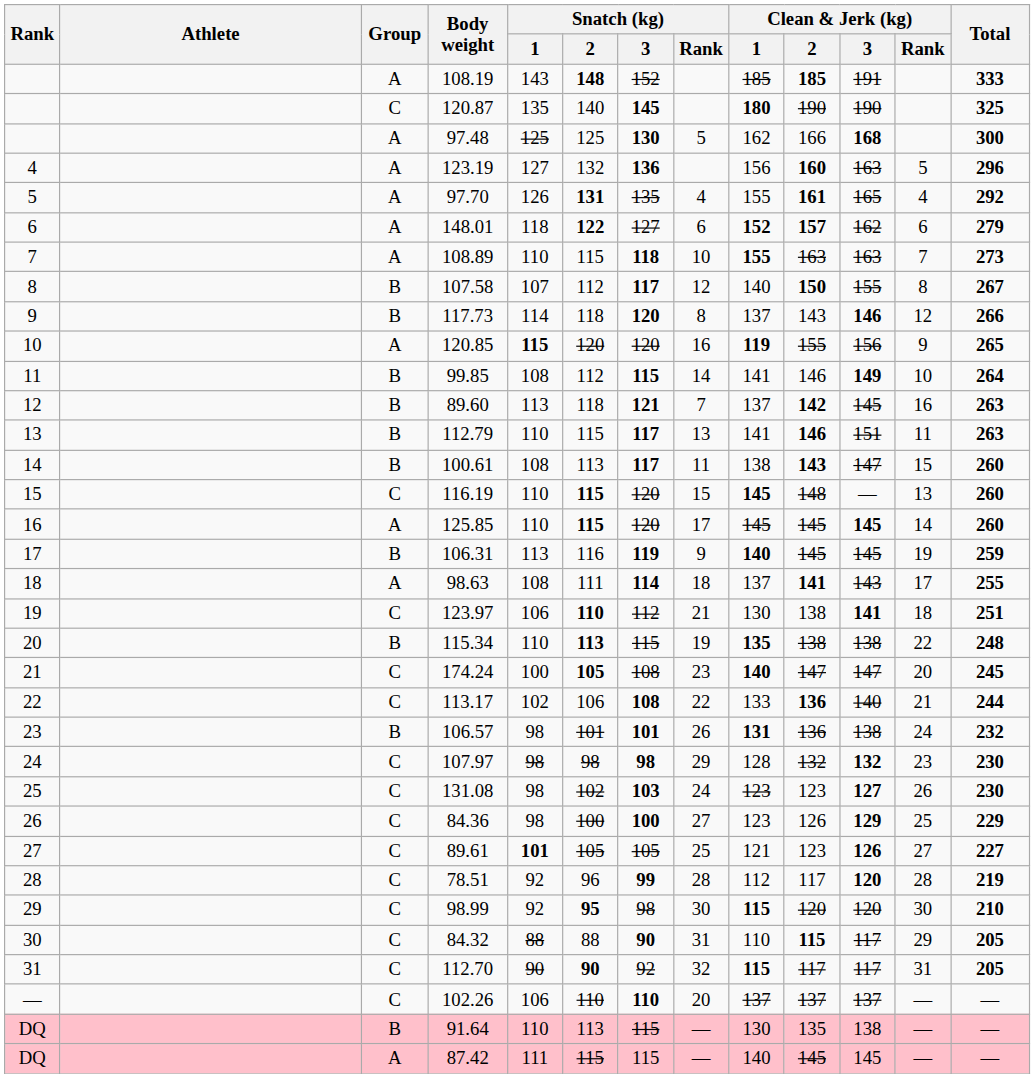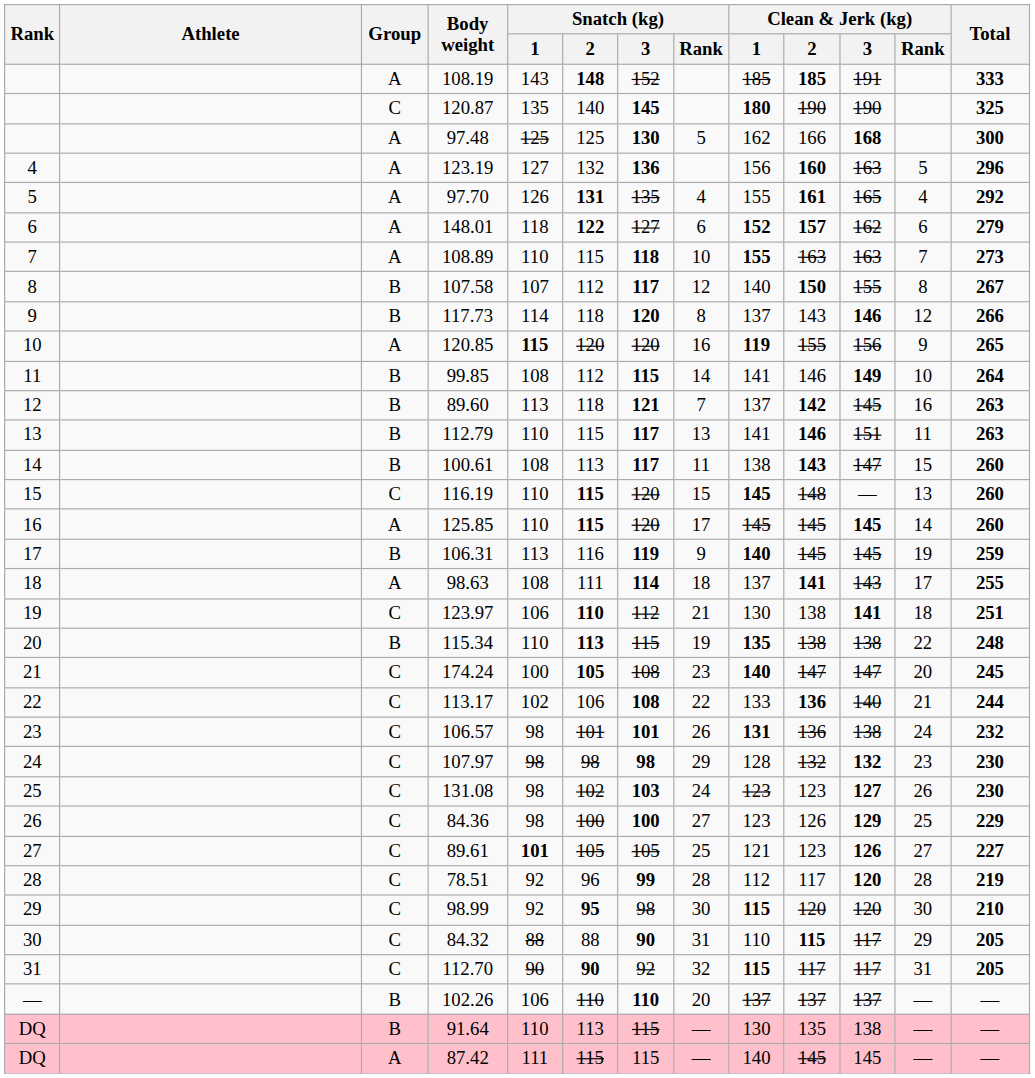(395, 731) B -> (395, 731) C
(395, 999) C -> (395, 999) B
